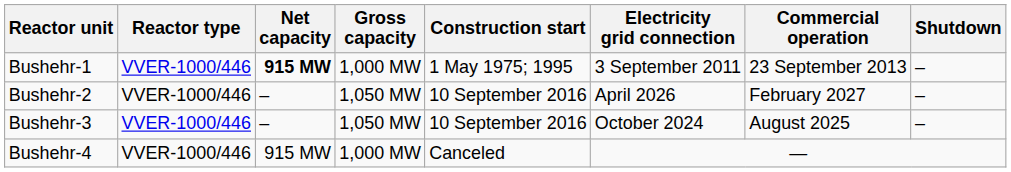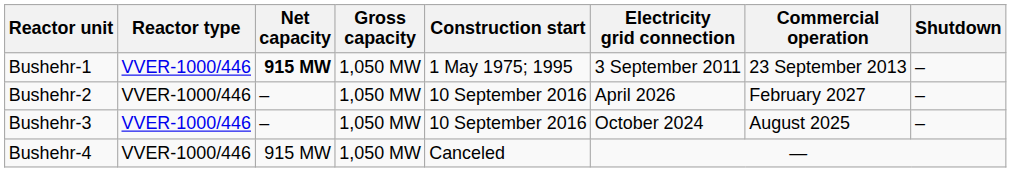(380, 67) 1,000 MW -> (380, 67) 1,050 MW
(380, 152) 1,000 MW -> (380, 152) 1,050 MW
